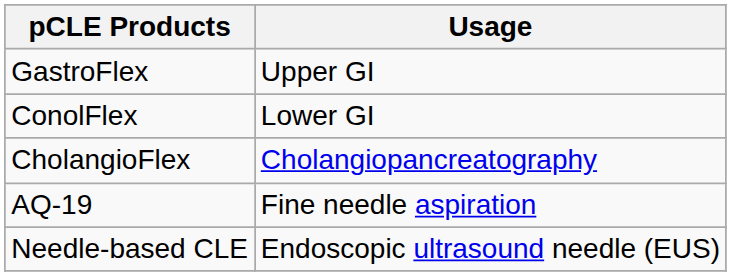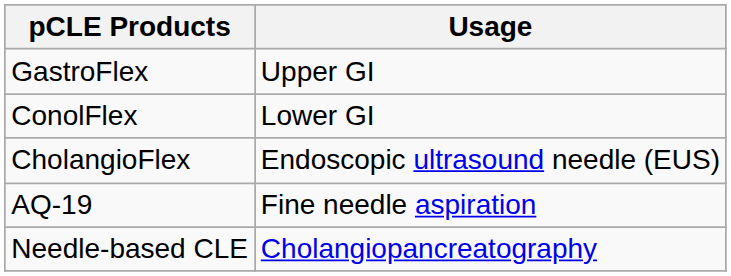(429, 159) Cholangiopancreatography -> (490, 159) Endoscopic ultrasound needle (EUS)
(490, 248) Endoscopic ultrasound needle (EUS) -> (429, 248) Cholangiopancreatography
